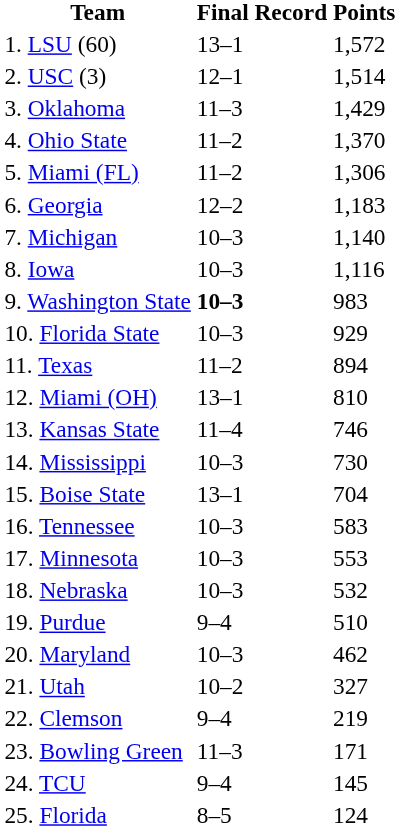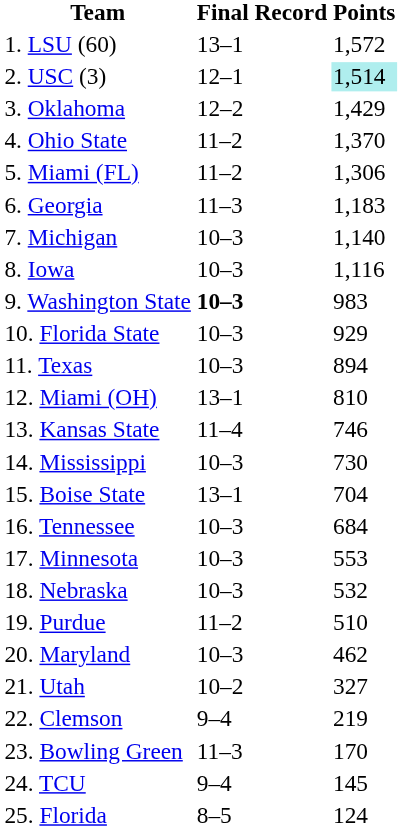(359, 76) no background -> (359, 76) paleturquoise background
(220, 108) 11–3 -> (220, 108) 12–2
(220, 205) 12–2 -> (220, 205) 11–3
(220, 365) 11–2 -> (220, 365) 10–3
(351, 526) 583 -> (351, 526) 684
(214, 622) 9–4 -> (220, 622) 11–2
(351, 751) 171 -> (351, 751) 170
